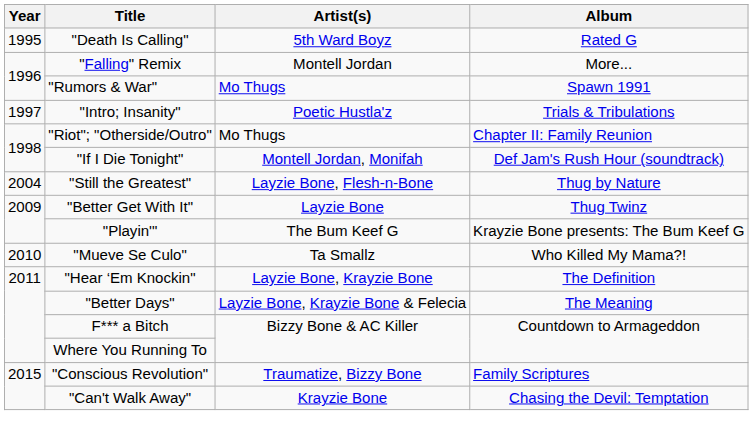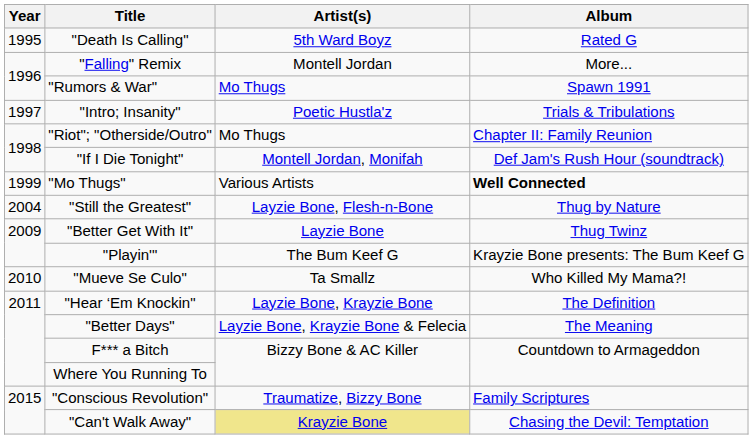+ row: (87, 183)
(342, 398) no background -> (342, 421) khaki background
